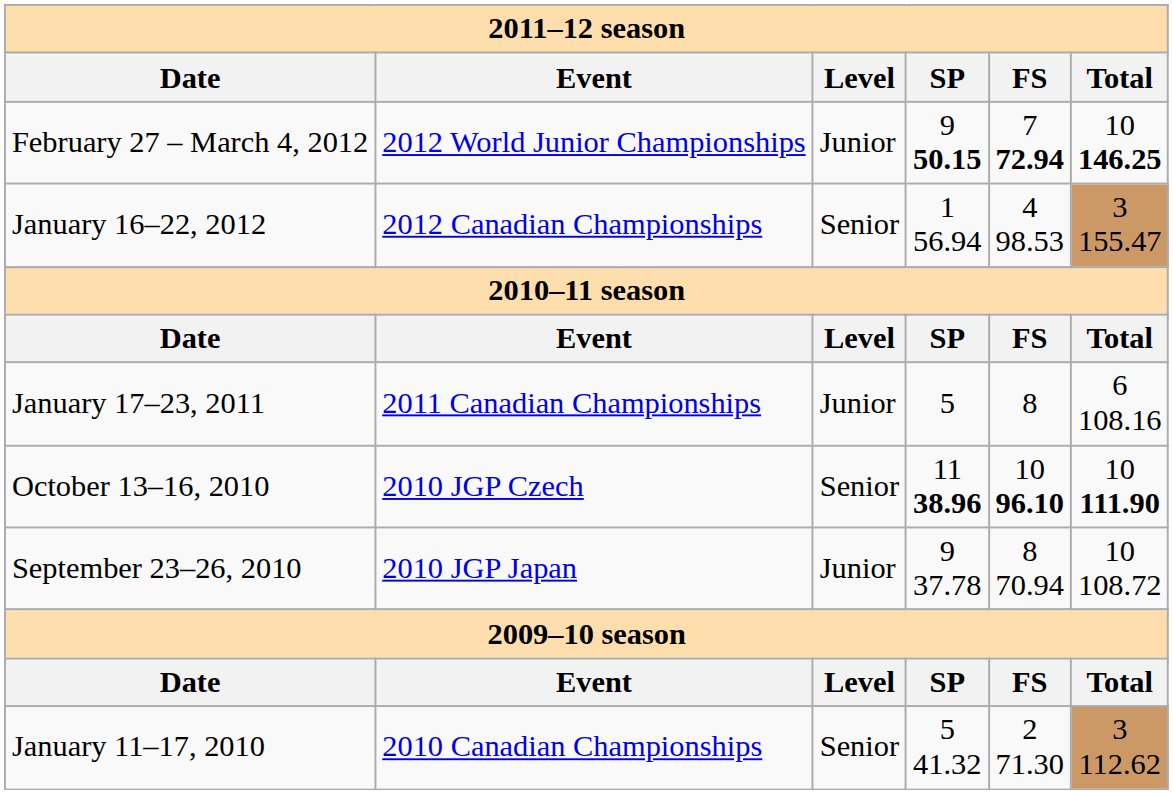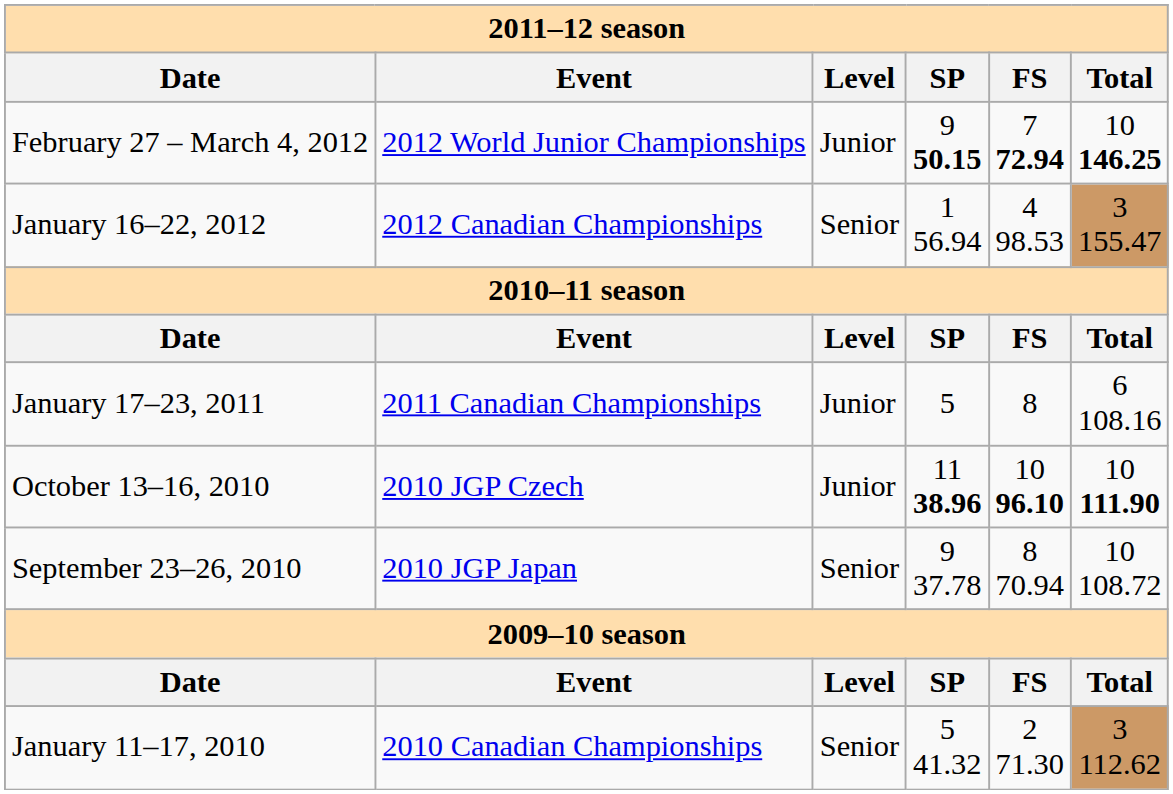(859, 485) Senior -> (858, 485) Junior
(858, 568) Junior -> (859, 568) Senior
